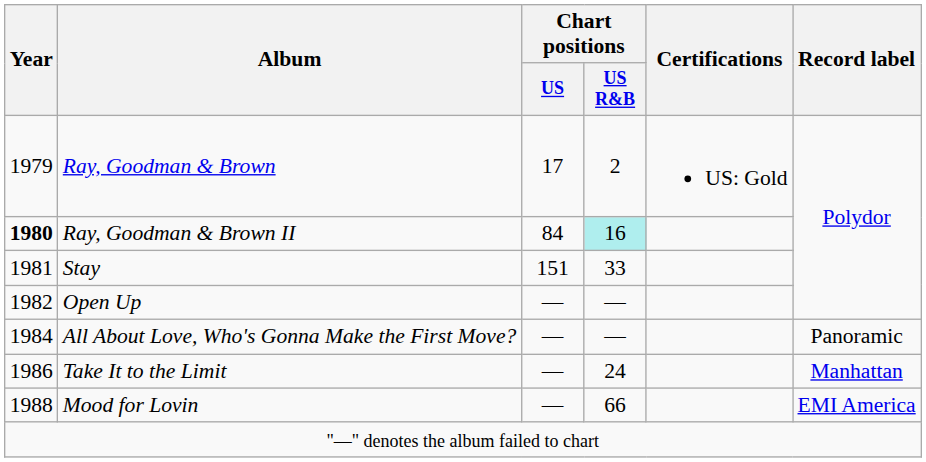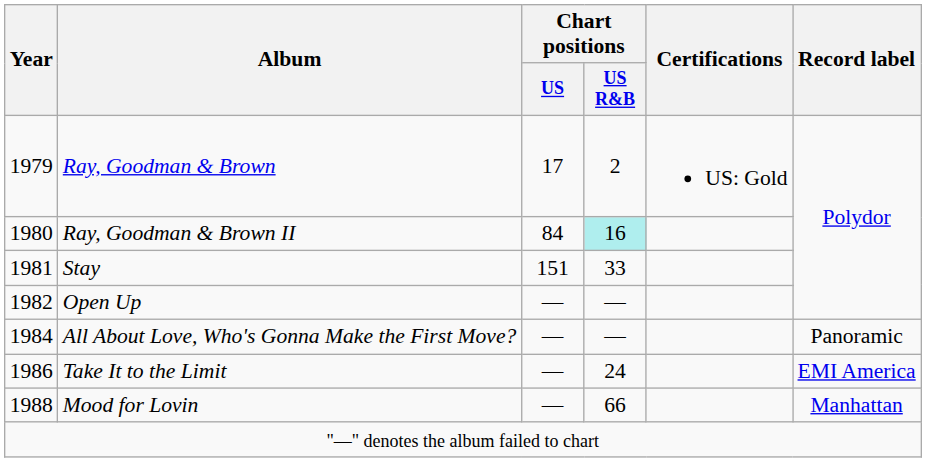(31, 233) bold -> (31, 233) normal
(857, 370) Manhattan -> (857, 370) EMI America
(857, 404) EMI America -> (857, 404) Manhattan
